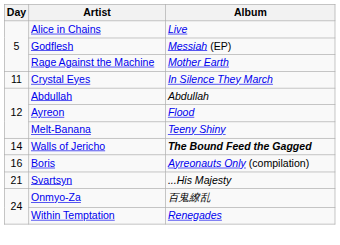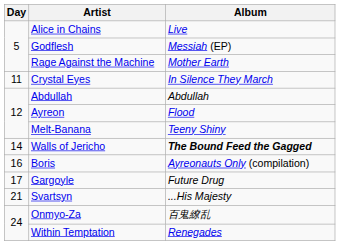+ row: (52, 180)
